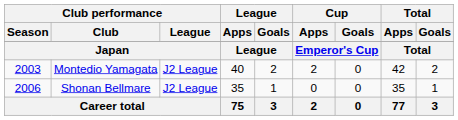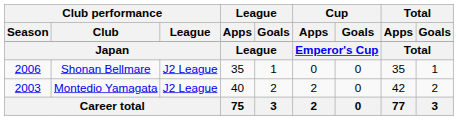rows swapped: (106, 69) <-> (106, 87)
